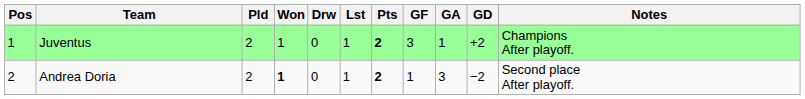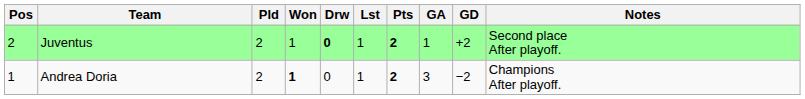- column: (419, 15)
(11, 43) 1 -> (11, 43) 2
(315, 43) normal -> (327, 43) bold
(538, 43) Champions After playoff. -> (528, 43) Second place After playoff.
(11, 78) 2 -> (11, 78) 1
(541, 78) Second place After playoff. -> (525, 78) Champions After playoff.
